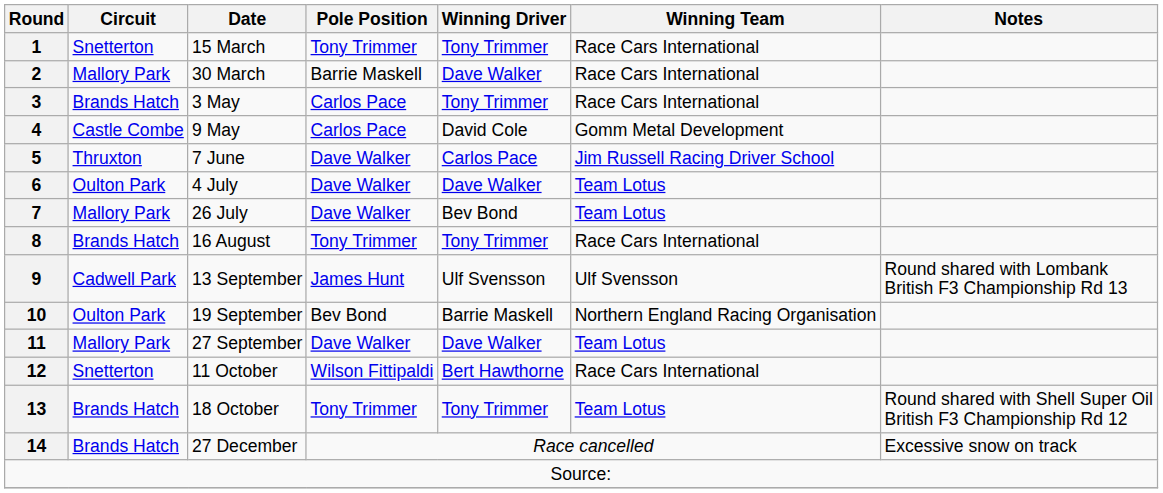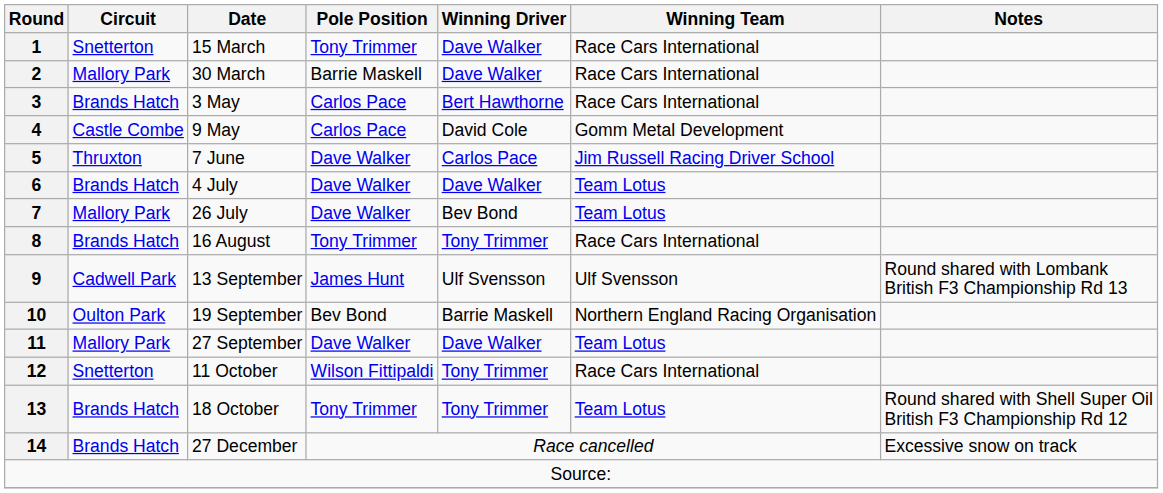(495, 47) Tony Trimmer -> (492, 47) Dave Walker
(495, 102) Tony Trimmer -> (503, 102) Bert Hawthorne
(119, 185) Oulton Park -> (126, 185) Brands Hatch
(503, 371) Bert Hawthorne -> (495, 371) Tony Trimmer
